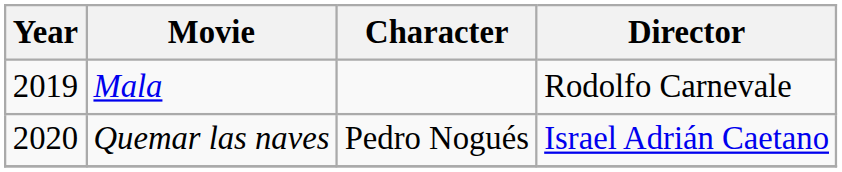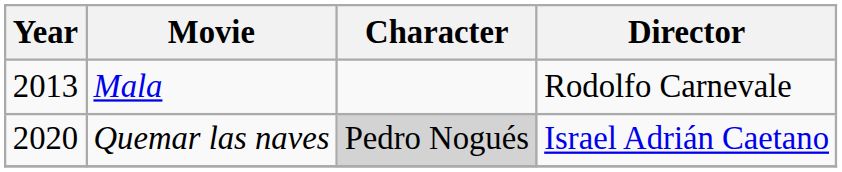(45, 85) 2019 -> (45, 85) 2013
(437, 139) no background -> (437, 139) lightgrey background
